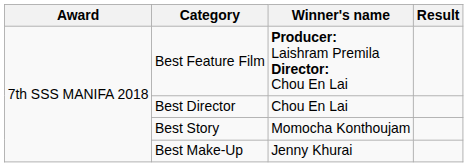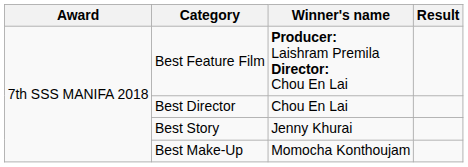(341, 128) Momocha Konthoujam -> (312, 128) Jenny Khurai
(312, 150) Jenny Khurai -> (341, 150) Momocha Konthoujam
